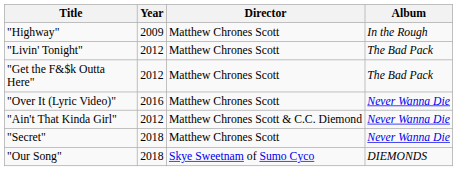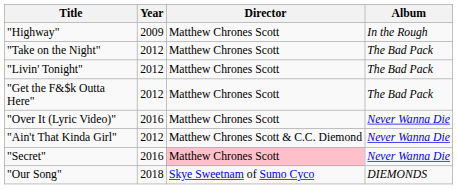+ row: (54, 50)
(152, 138) 2018 -> (152, 156) 2016
(224, 138) no background -> (224, 156) pink background
